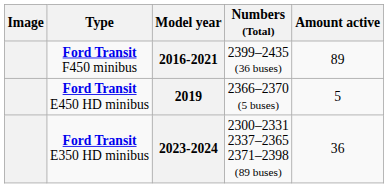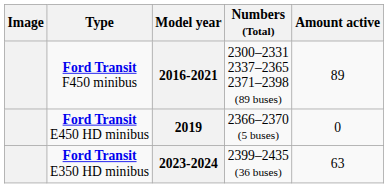(258, 59) 2399–2435 (36 buses) -> (258, 75) 2300–2331 2337–2365 2371–2398 (89 buses)
(338, 96) 5 -> (338, 127) 0
(258, 148) 2300–2331 2337–2365 2371–2398 (89 buses) -> (258, 164) 2399–2435 (36 buses)
(338, 148) 36 -> (338, 164) 63
